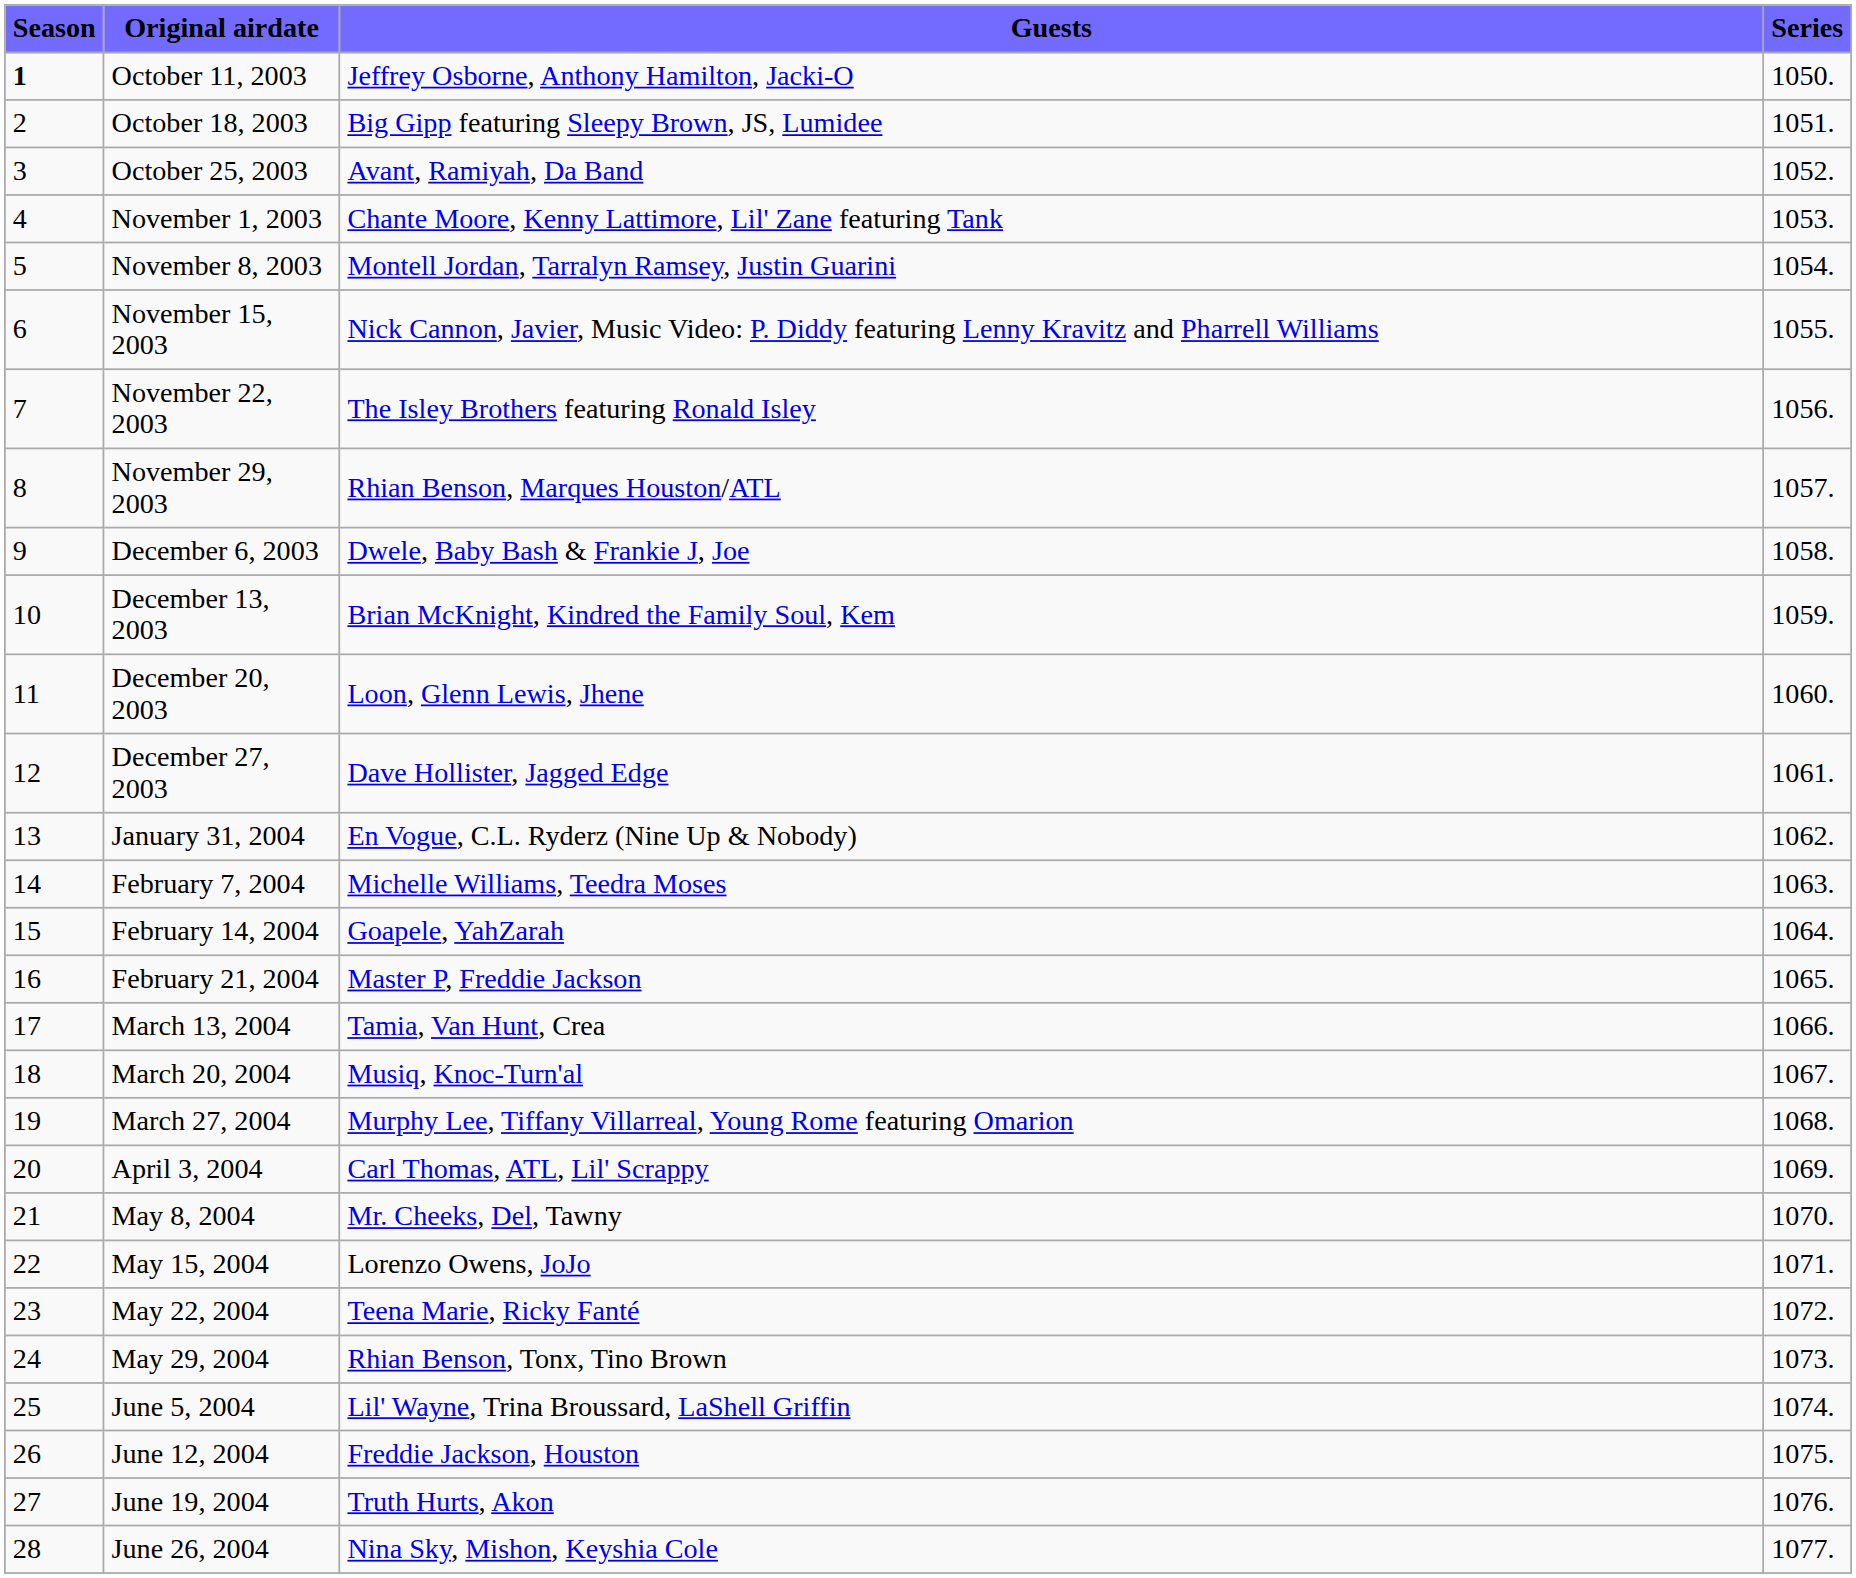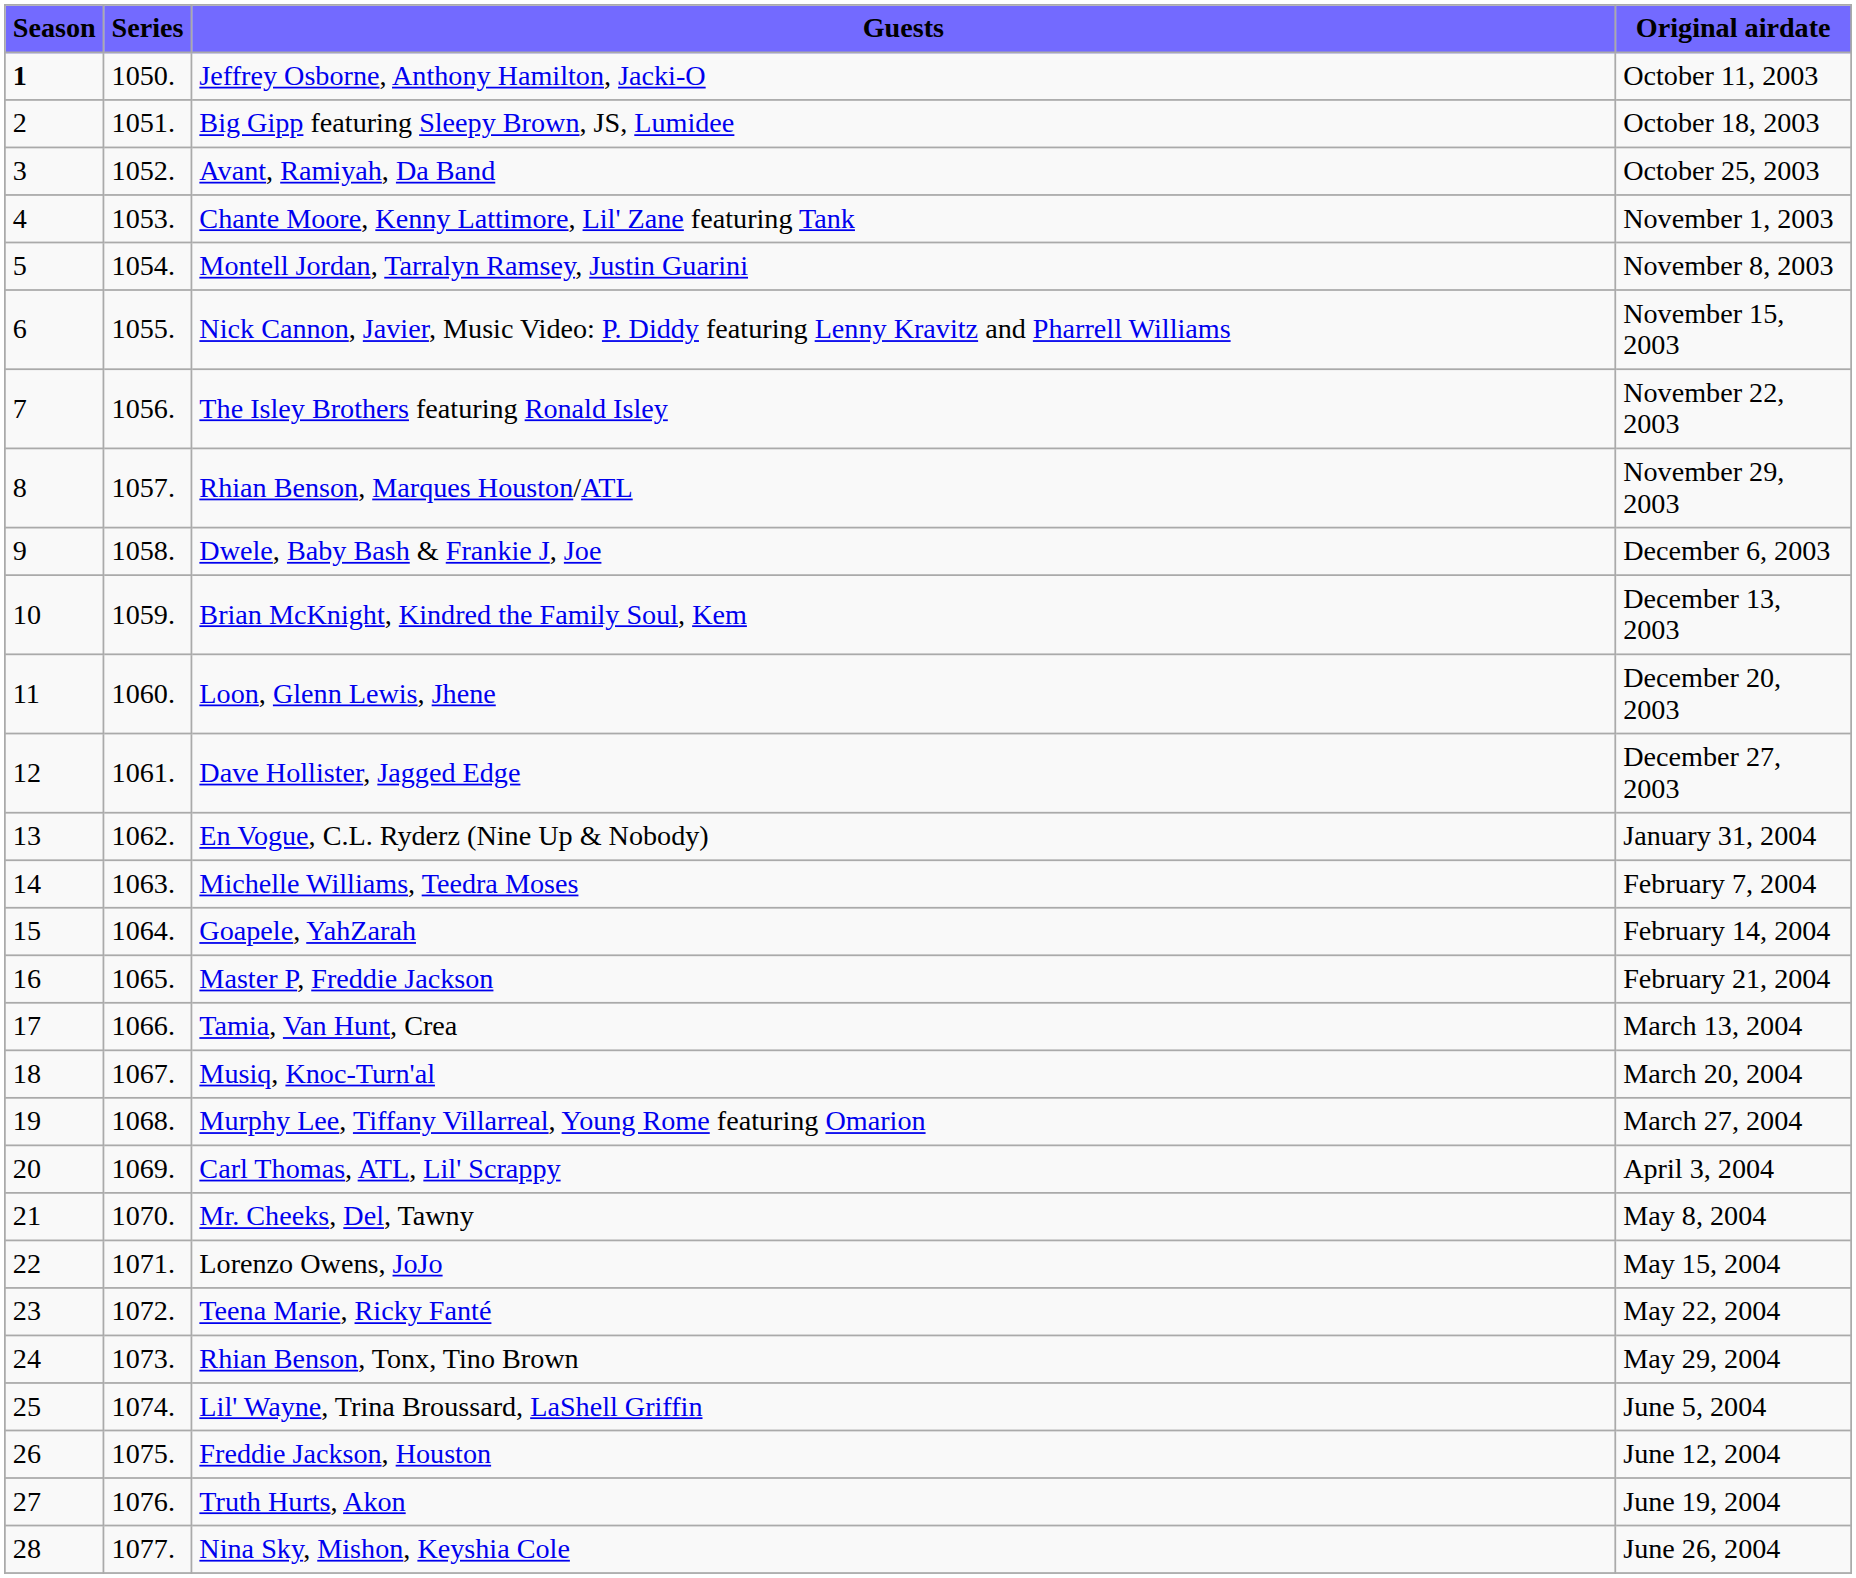columns swapped: (1807, 28) <-> (222, 28)
